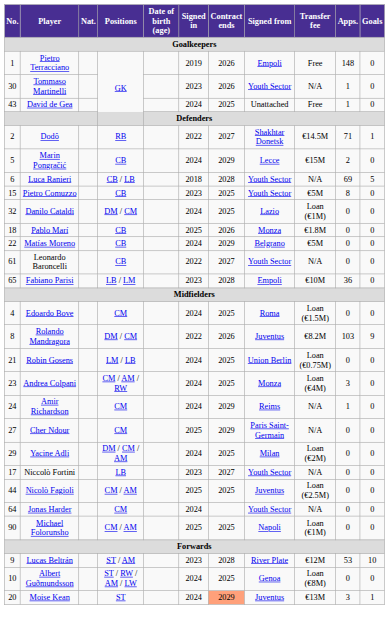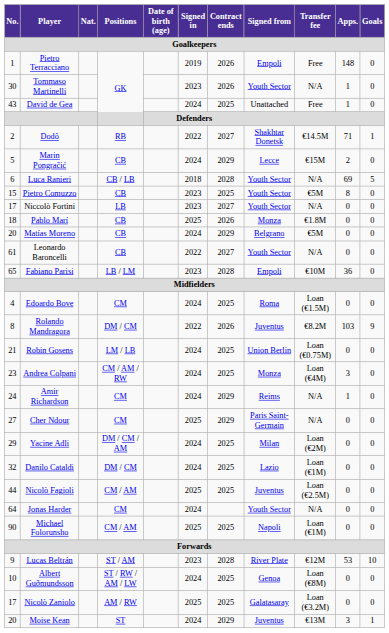rows swapped: (50, 472) <-> (50, 211)
(12, 243) 22 -> (12, 233) 20
+ row: (50, 602)
(226, 597) lightsalmon background -> (226, 620) no background
